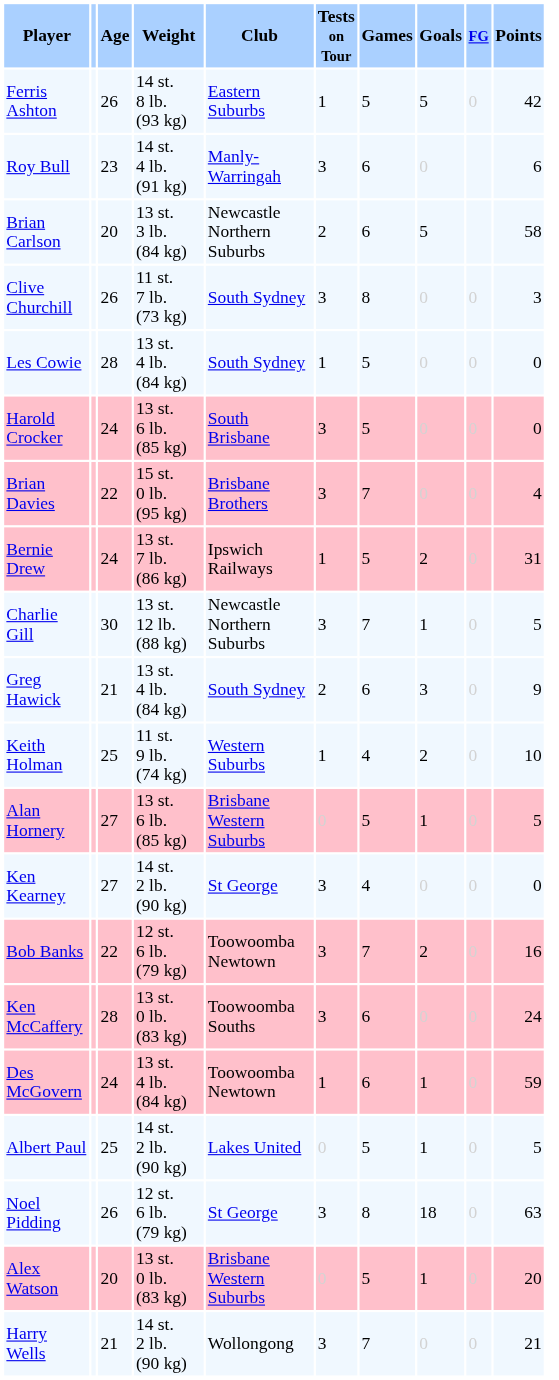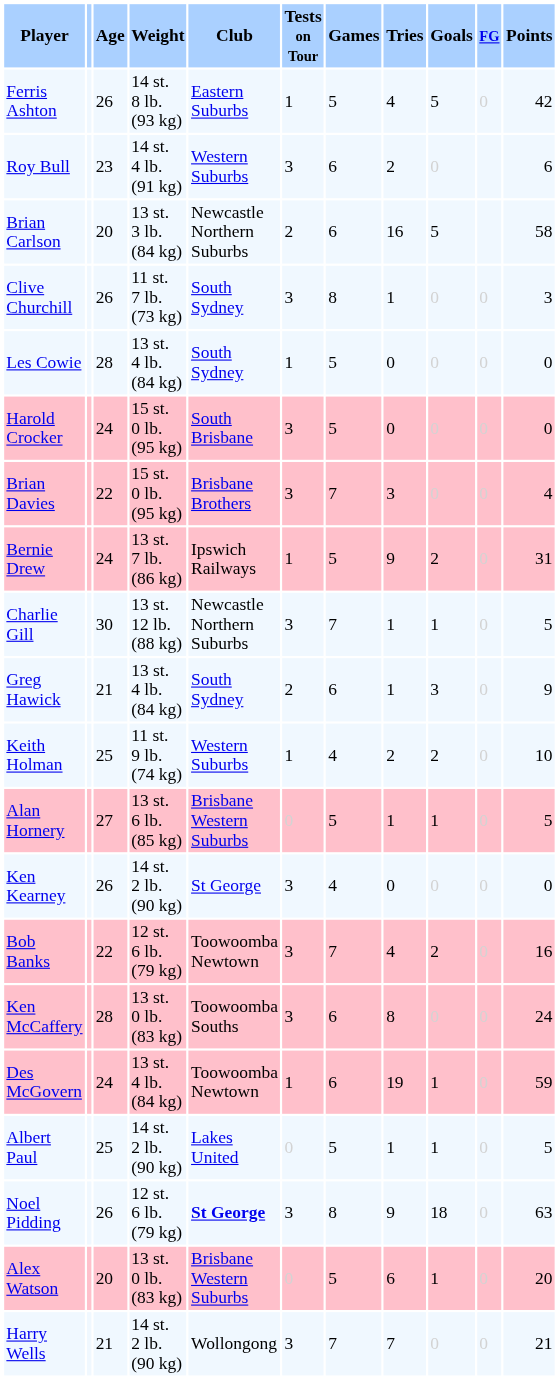+ column: (405, 35)
(244, 166) Manly-Warringah -> (220, 166) Western Suburbs
(161, 428) 13 st. 6 lb. (85 kg) -> (157, 428) 15 st. 0 lb. (95 kg)
(109, 885) 27 -> (104, 885) 26
(243, 1212) normal -> (228, 1212) bold
